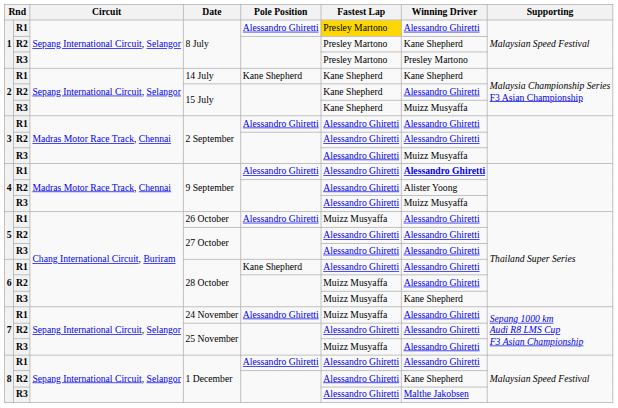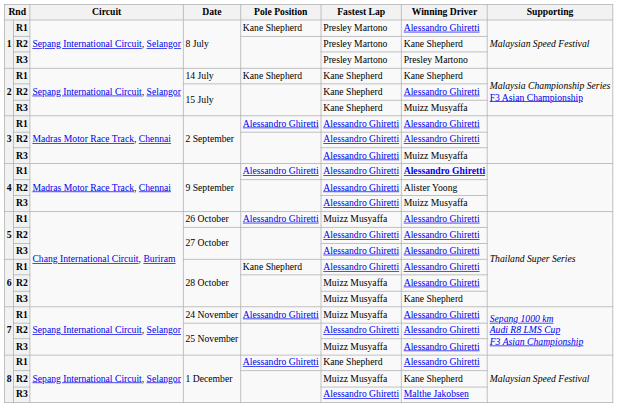(281, 27) Alessandro Ghiretti -> (272, 27) Kane Shepherd
(355, 27) gold background -> (355, 27) no background
(361, 362) Alessandro Ghiretti -> (353, 362) Kane Shepherd
(361, 378) Alessandro Ghiretti -> (355, 378) Muizz Musyaffa
